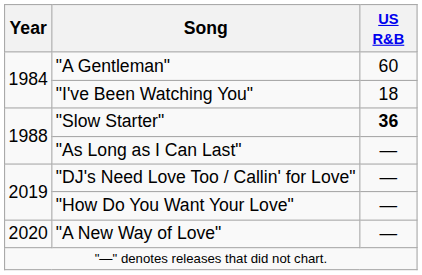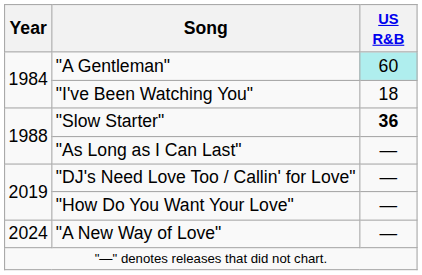(388, 66) no background -> (388, 66) paleturquoise background
(28, 233) 2020 -> (28, 233) 2024
